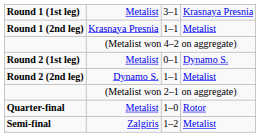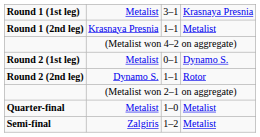(199, 76) Metalist -> (194, 76) Rotor
(194, 108) Rotor -> (199, 108) Metalist
